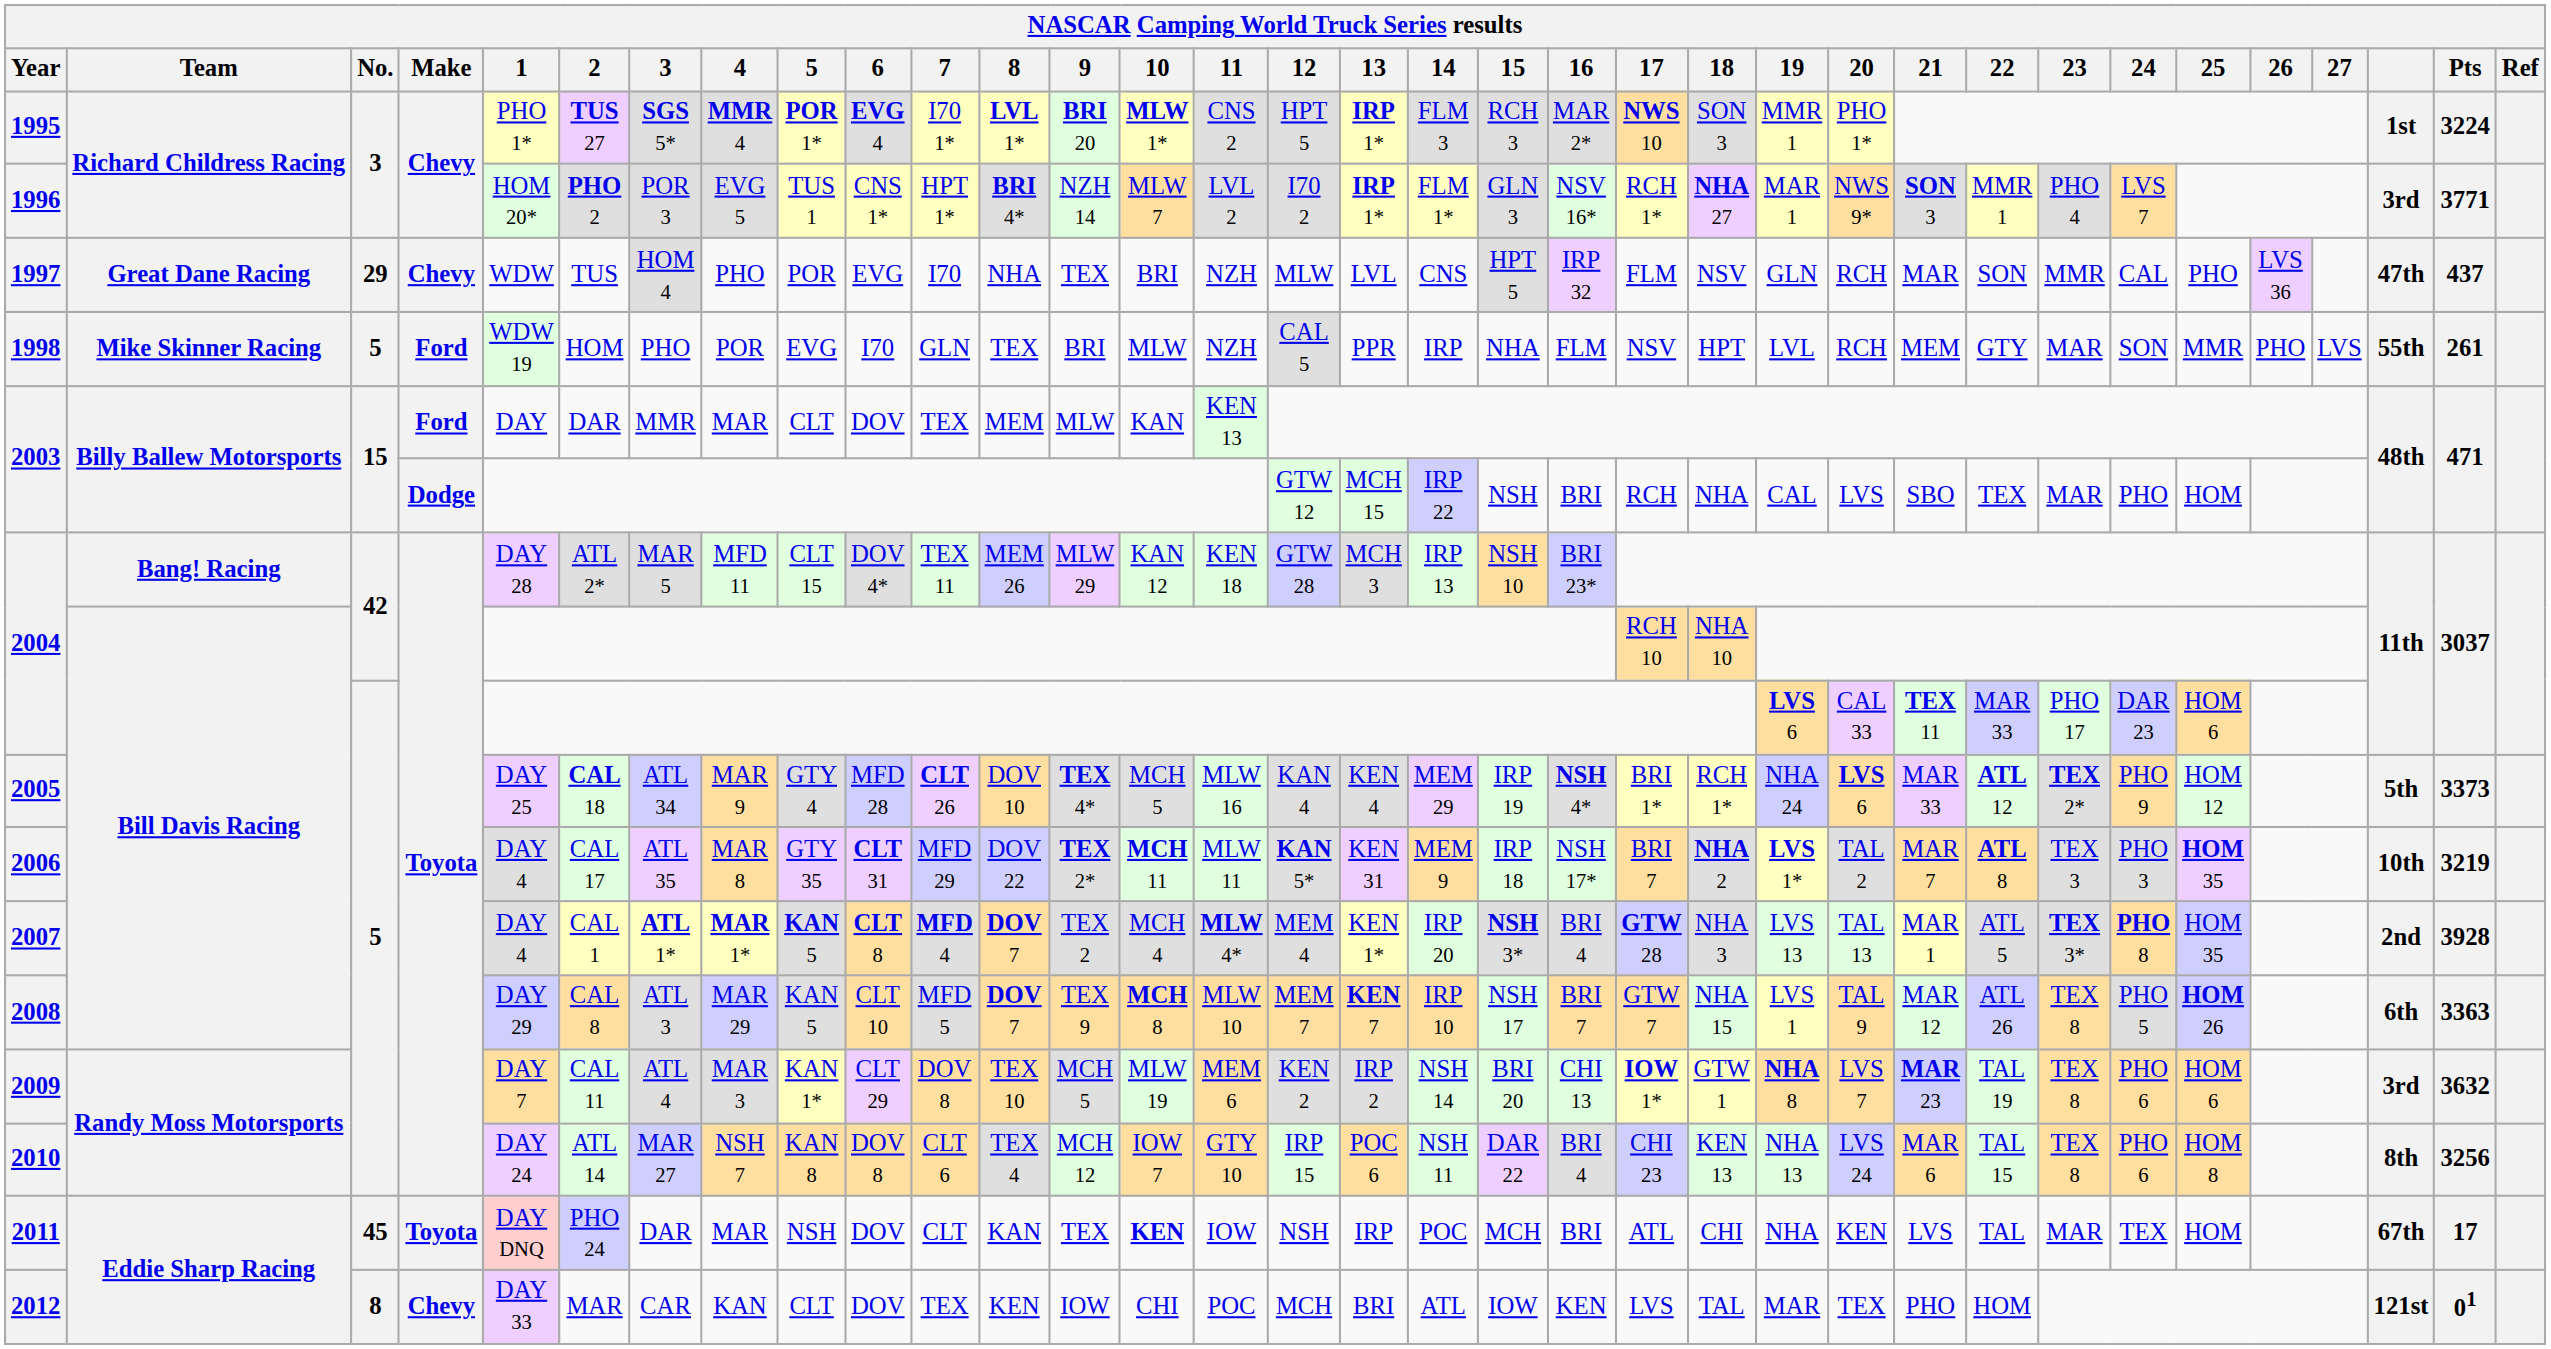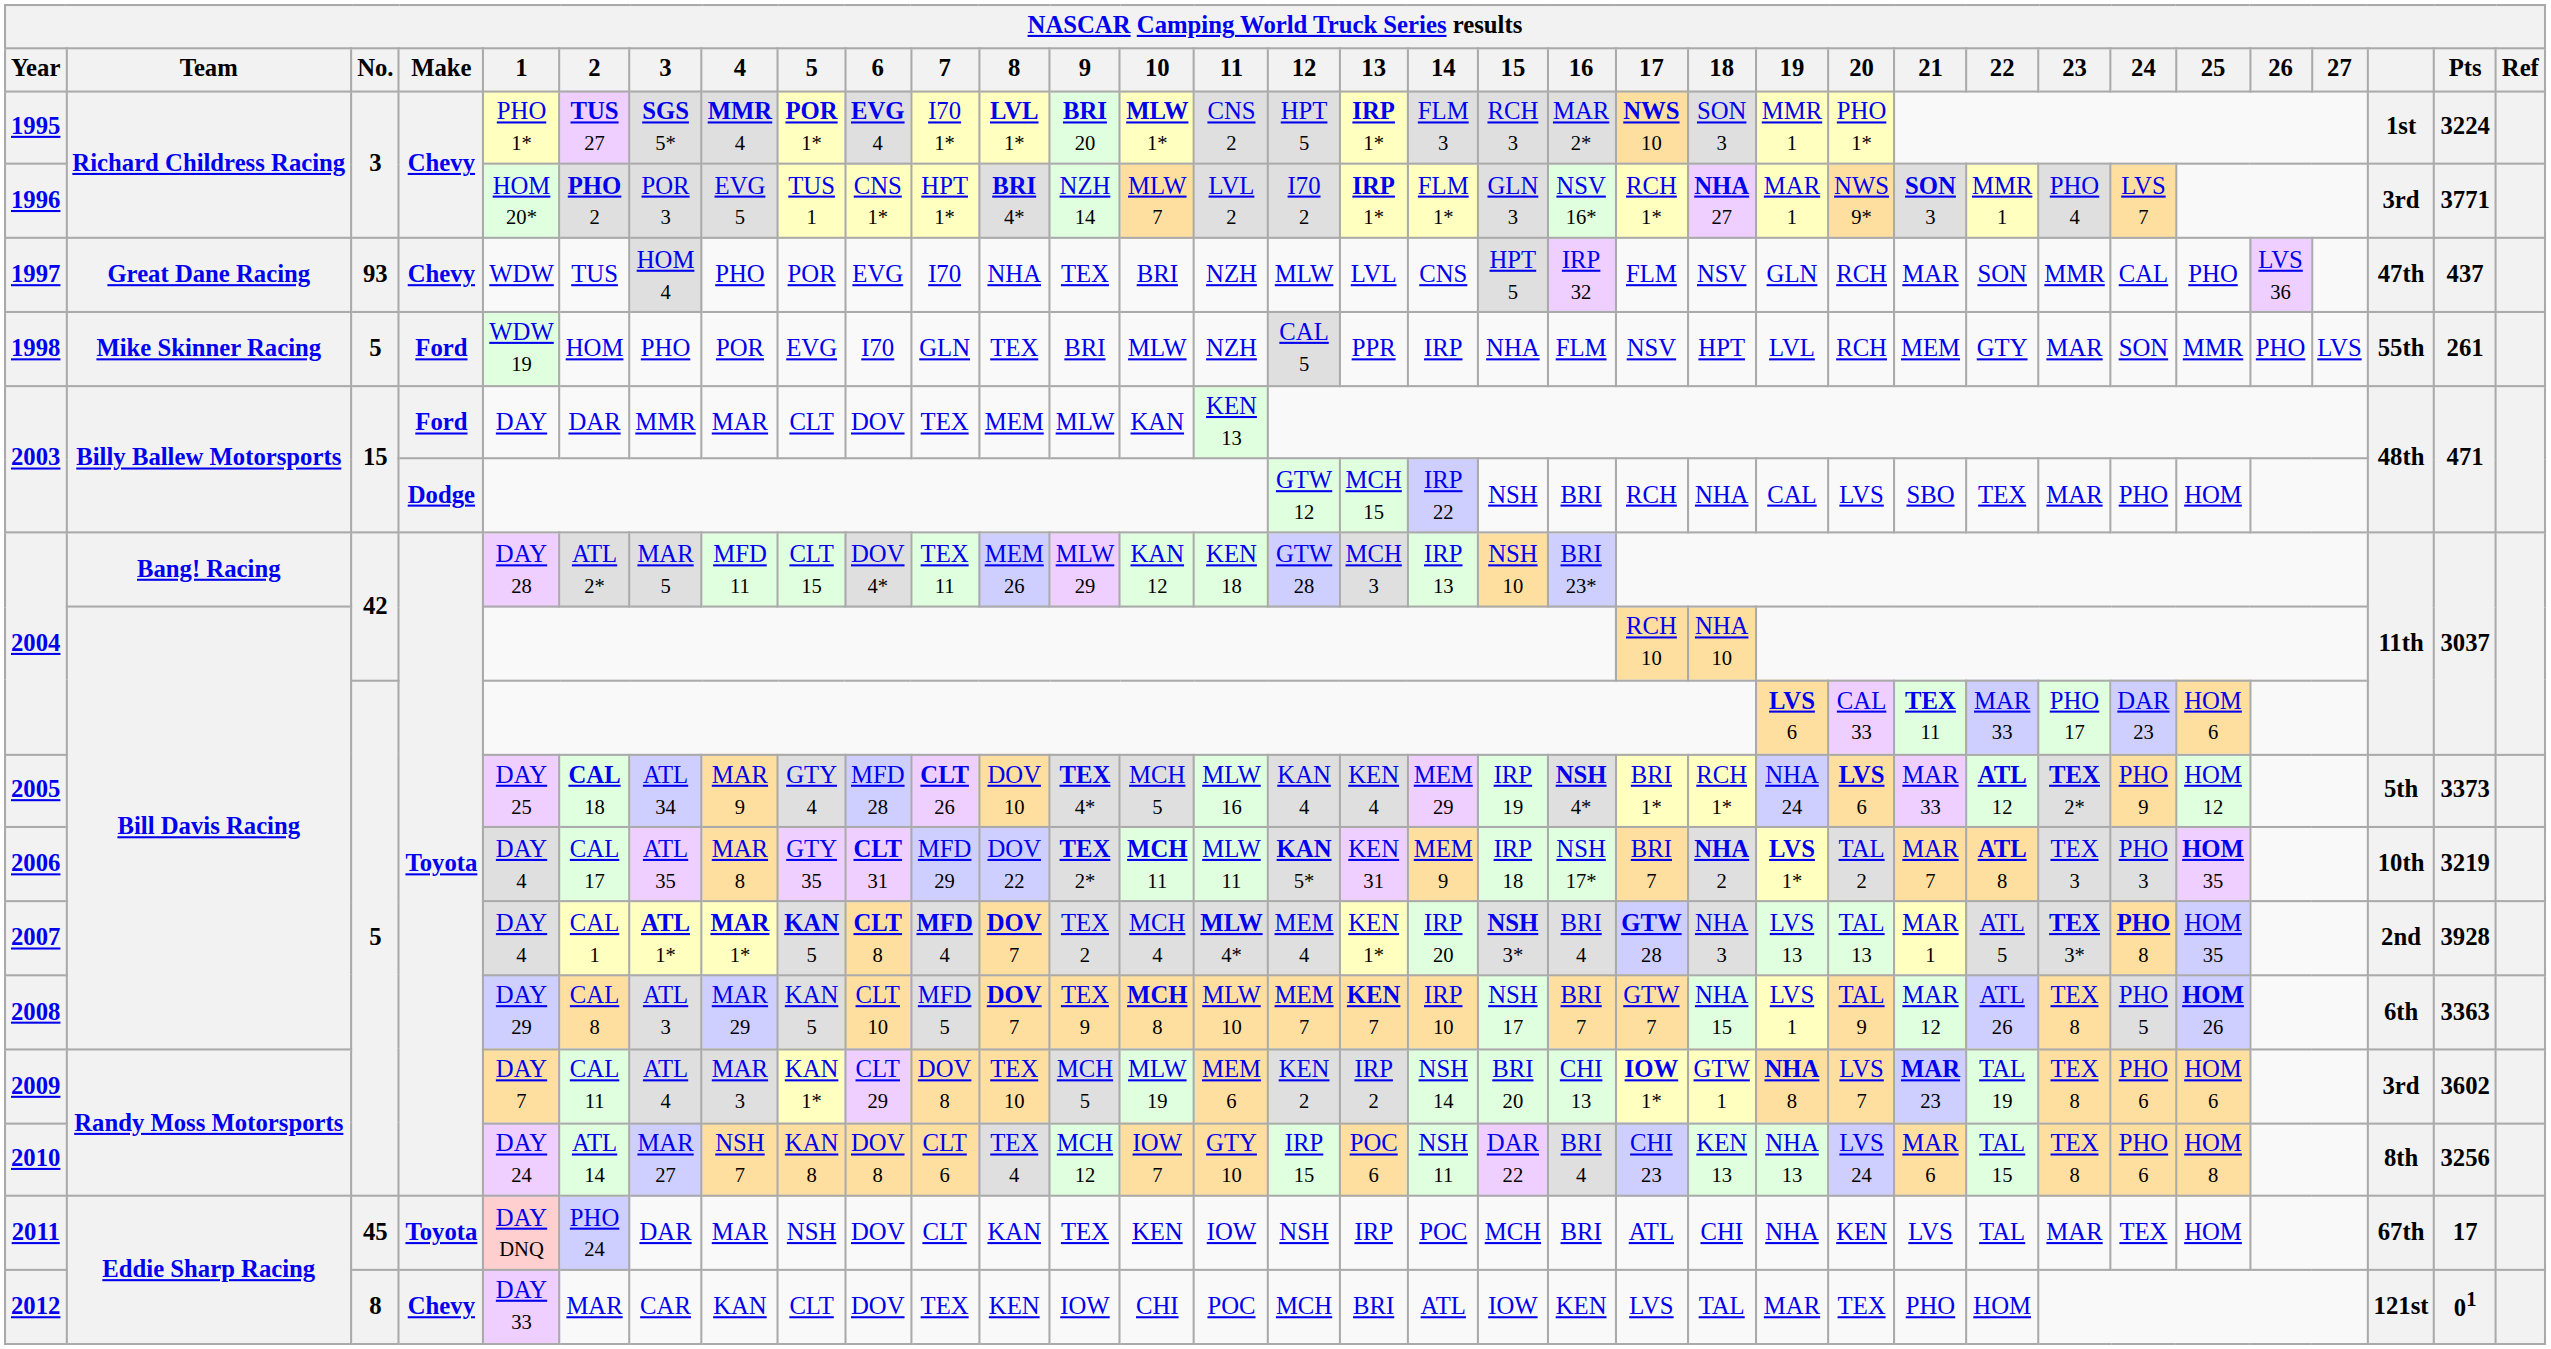(375, 274) 29 -> (375, 274) 93
(2465, 1085) 3632 -> (2465, 1085) 3602
(1157, 1232) bold -> (1157, 1232) normal
